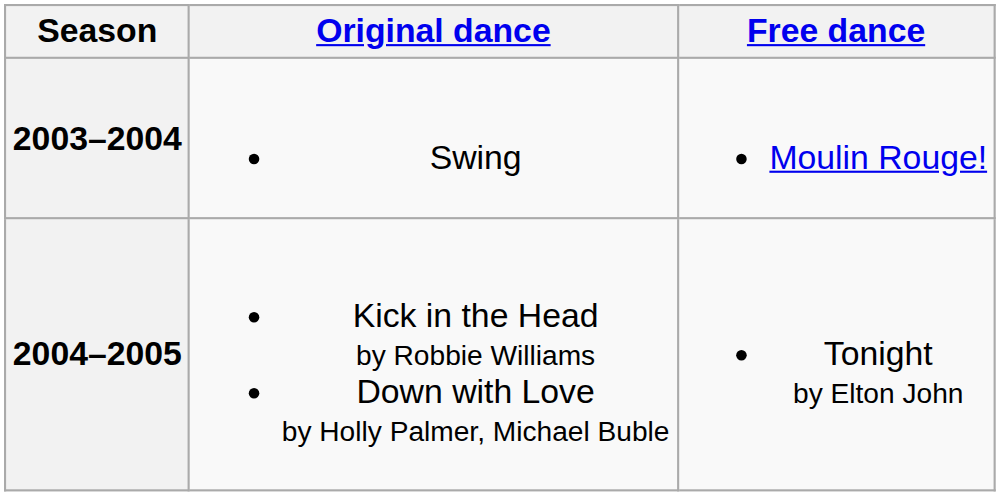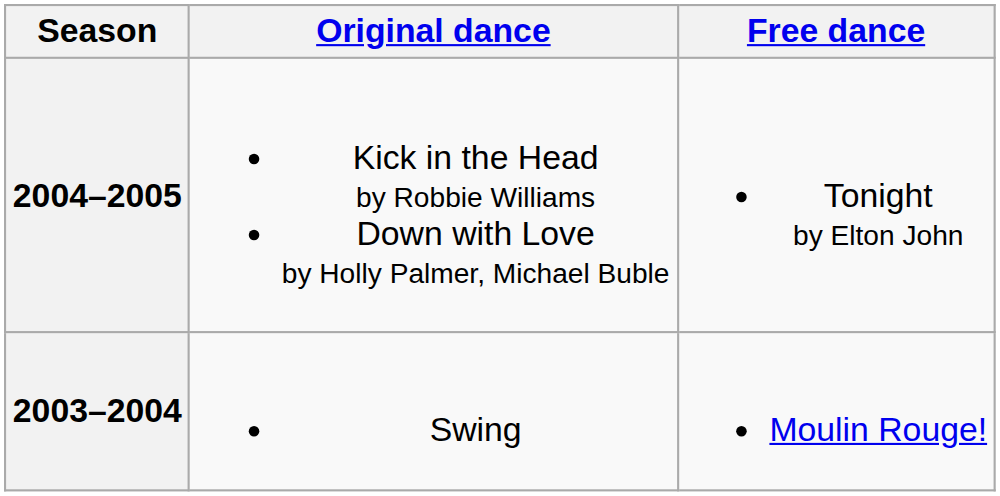rows swapped: (97, 353) <-> (97, 137)
